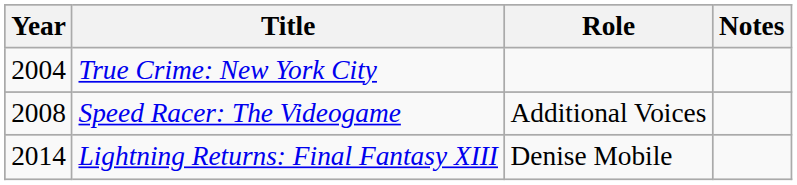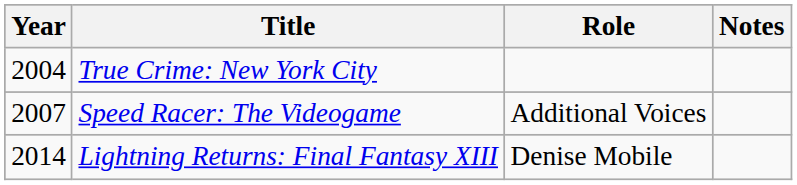(39, 112) 2008 -> (39, 112) 2007
